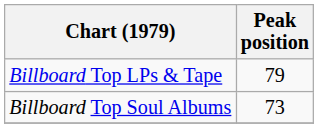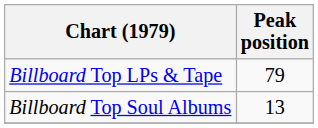(275, 107) 73 -> (275, 107) 13
